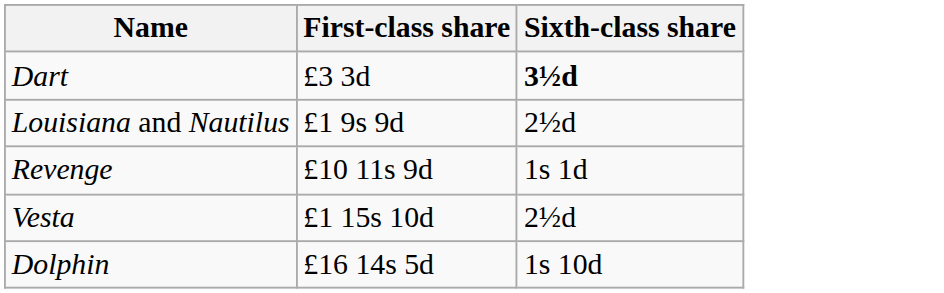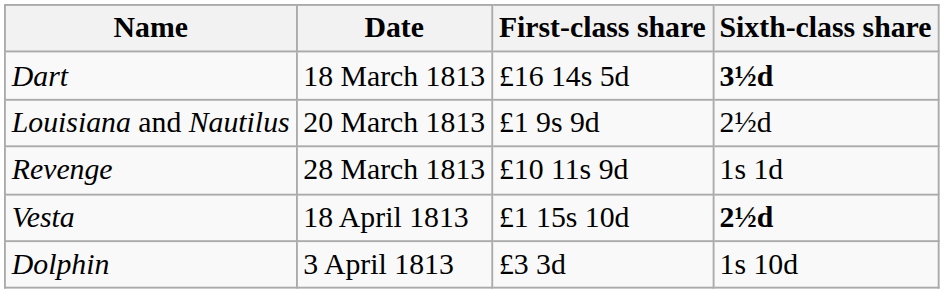+ column: (394, 28)
(337, 75) £3 3d -> (564, 75) £16 14s 5d
(550, 216) normal -> (746, 216) bold
(369, 264) £16 14s 5d -> (532, 264) £3 3d
